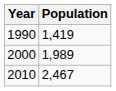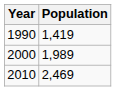(58, 75) 2,467 -> (58, 75) 2,469
